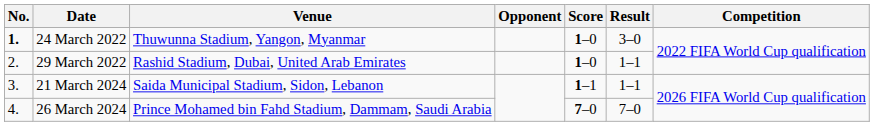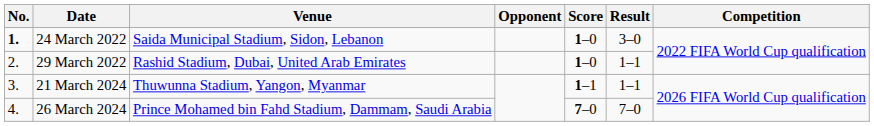(249, 39) Thuwunna Stadium, Yangon, Myanmar -> (258, 39) Saida Municipal Stadium, Sidon, Lebanon
(258, 86) Saida Municipal Stadium, Sidon, Lebanon -> (249, 86) Thuwunna Stadium, Yangon, Myanmar
